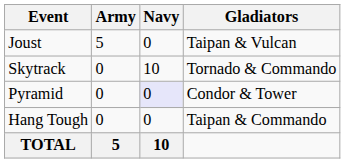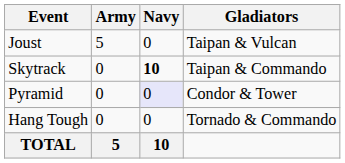(151, 68) normal -> (151, 68) bold
(262, 68) Tornado & Commando -> (257, 68) Taipan & Commando
(257, 119) Taipan & Commando -> (262, 119) Tornado & Commando
